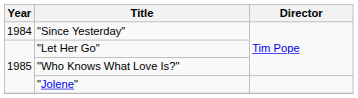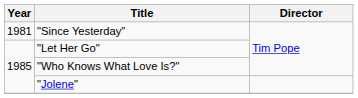(19, 31) 1984 -> (19, 31) 1981
